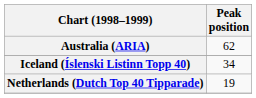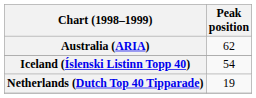(229, 64) 34 -> (229, 64) 54
